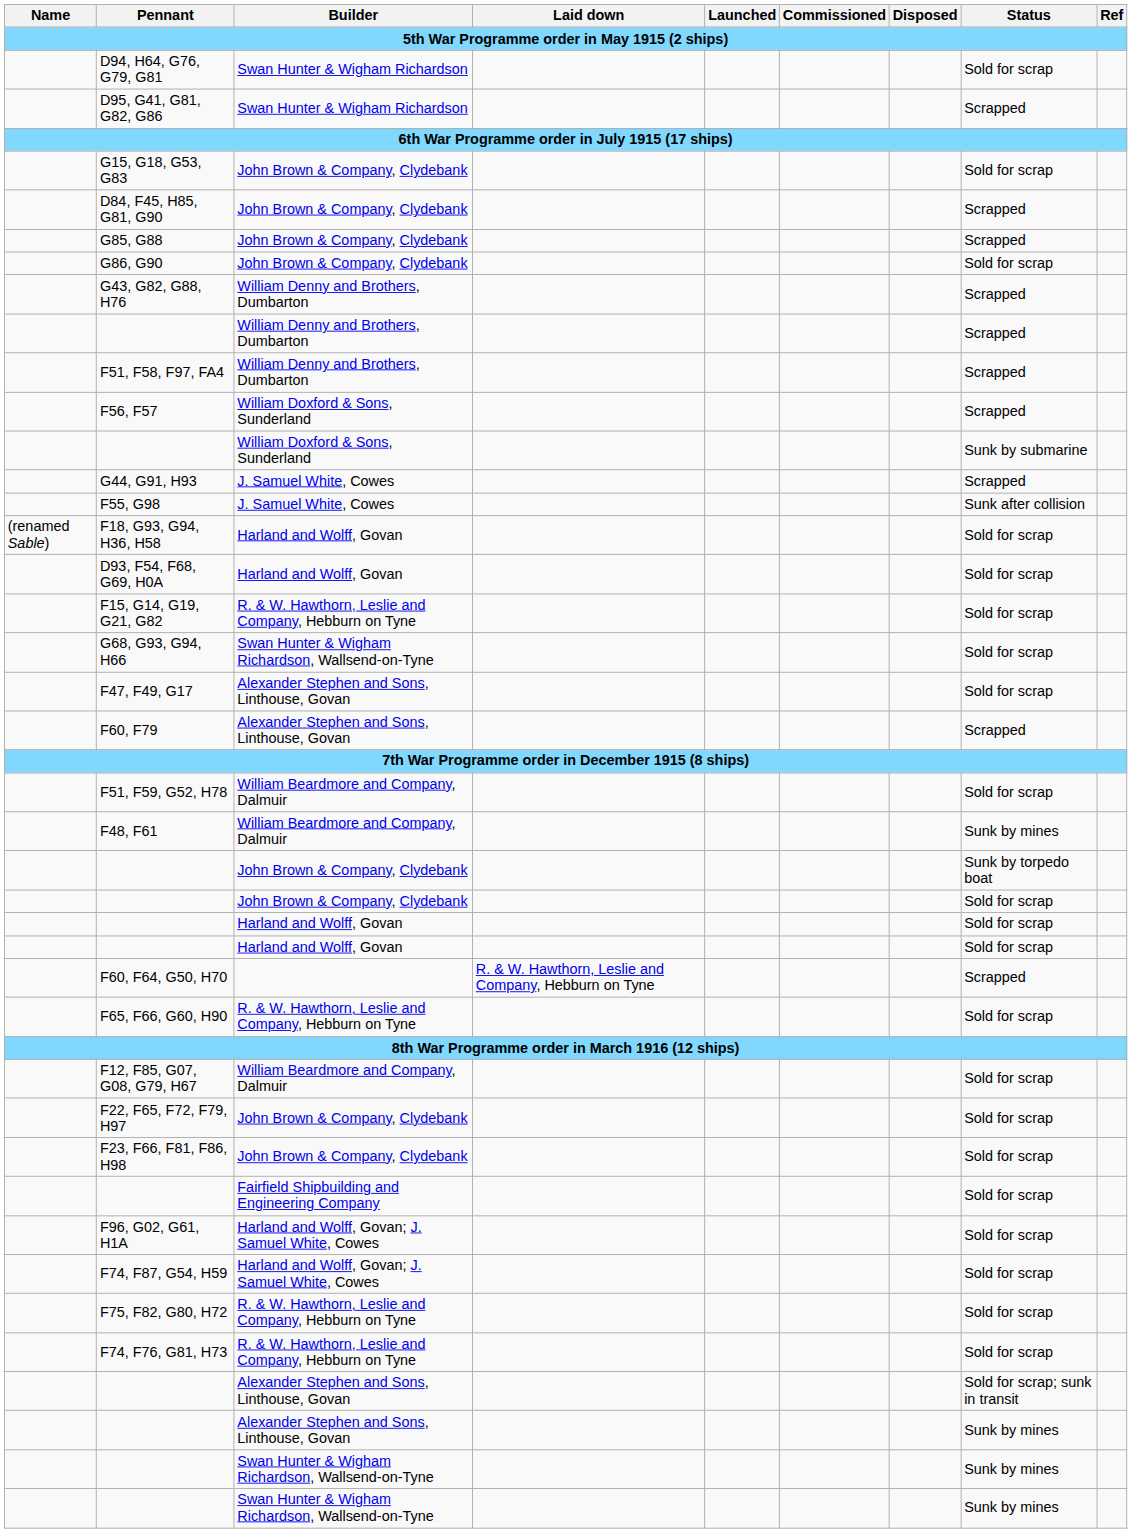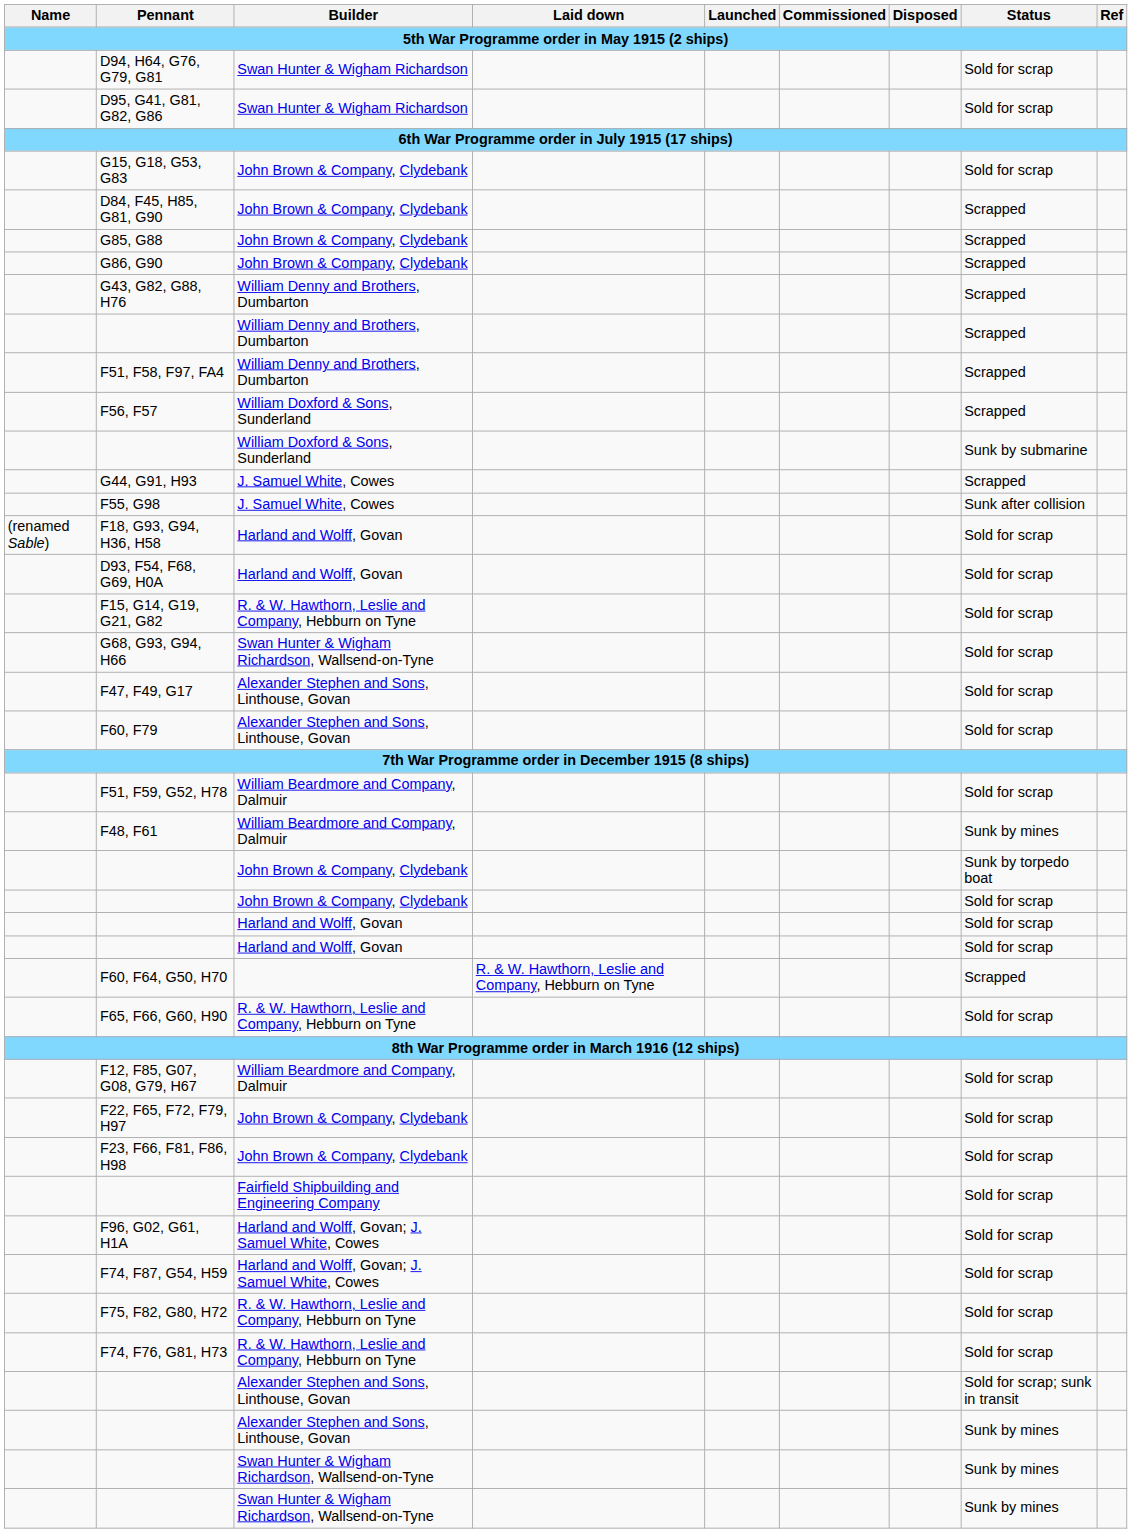(995, 108) Scrapped -> (1009, 108) Sold for scrap
(1009, 263) Sold for scrap -> (995, 263) Scrapped
(995, 730) Scrapped -> (1009, 730) Sold for scrap
